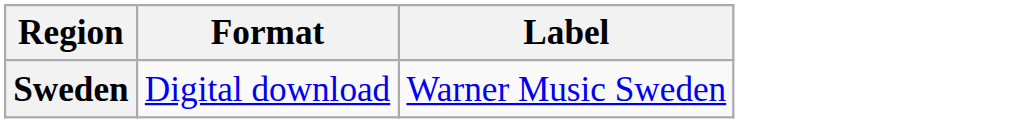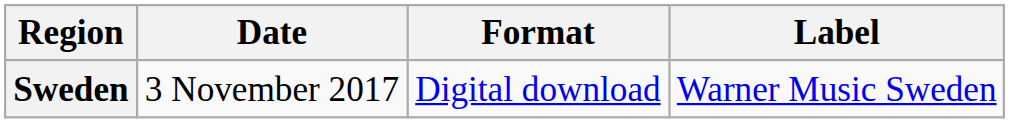+ column: (272, 32)
